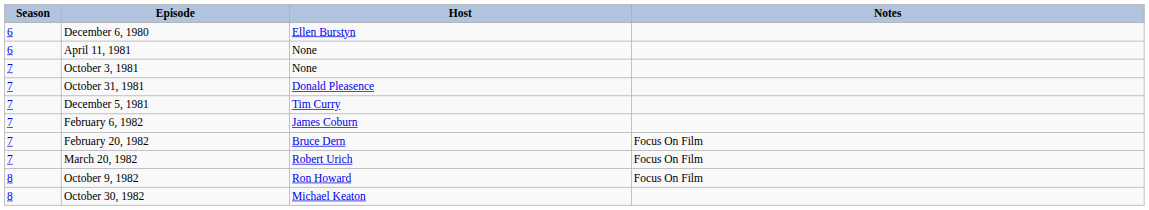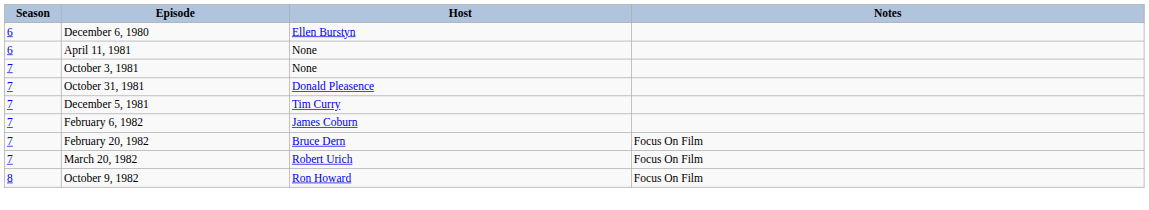- row: (104, 196)
